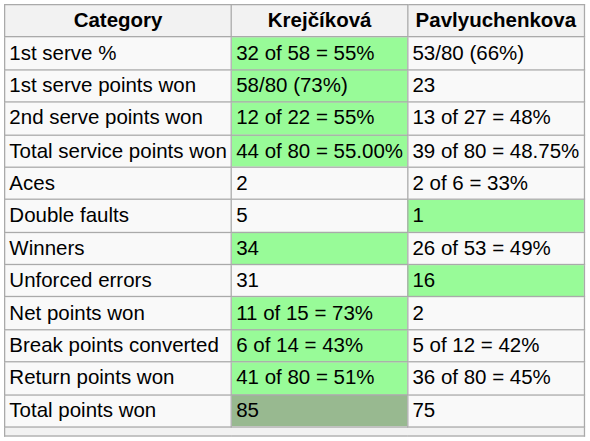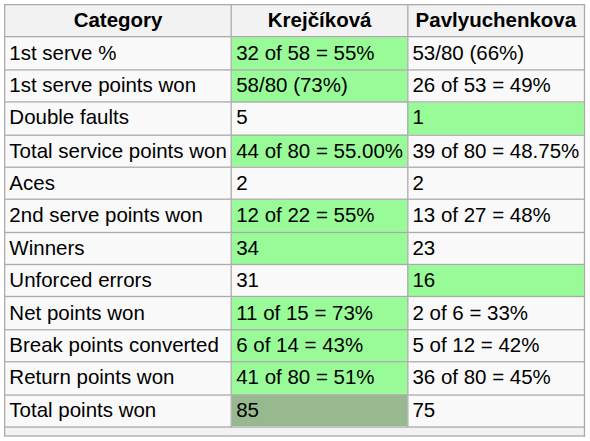(424, 85) 23 -> (482, 85) 26 of 53 = 49%
rows swapped: (106, 118) <-> (69, 215)
(470, 183) 2 of 6 = 33% -> (418, 183) 2
(482, 248) 26 of 53 = 49% -> (424, 248) 23
(418, 313) 2 -> (470, 313) 2 of 6 = 33%
